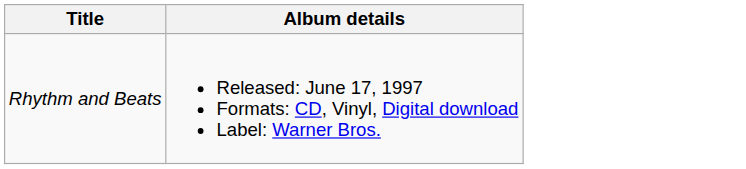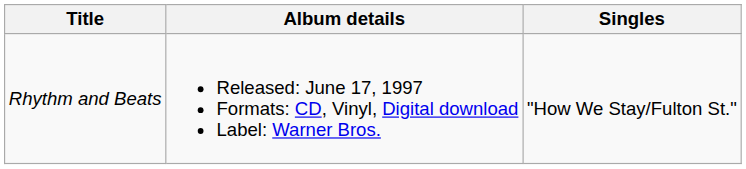+ column: (632, 19)
